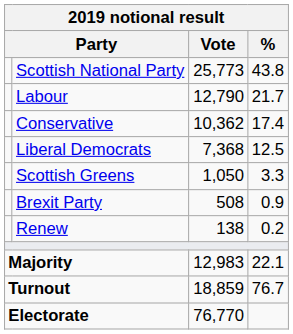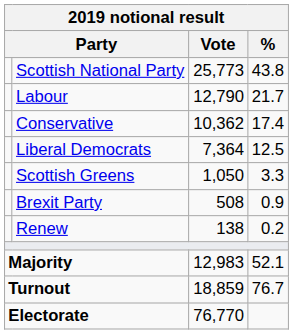(223, 149) 7,368 -> (223, 149) 7,364
(268, 262) 22.1 -> (268, 262) 52.1
